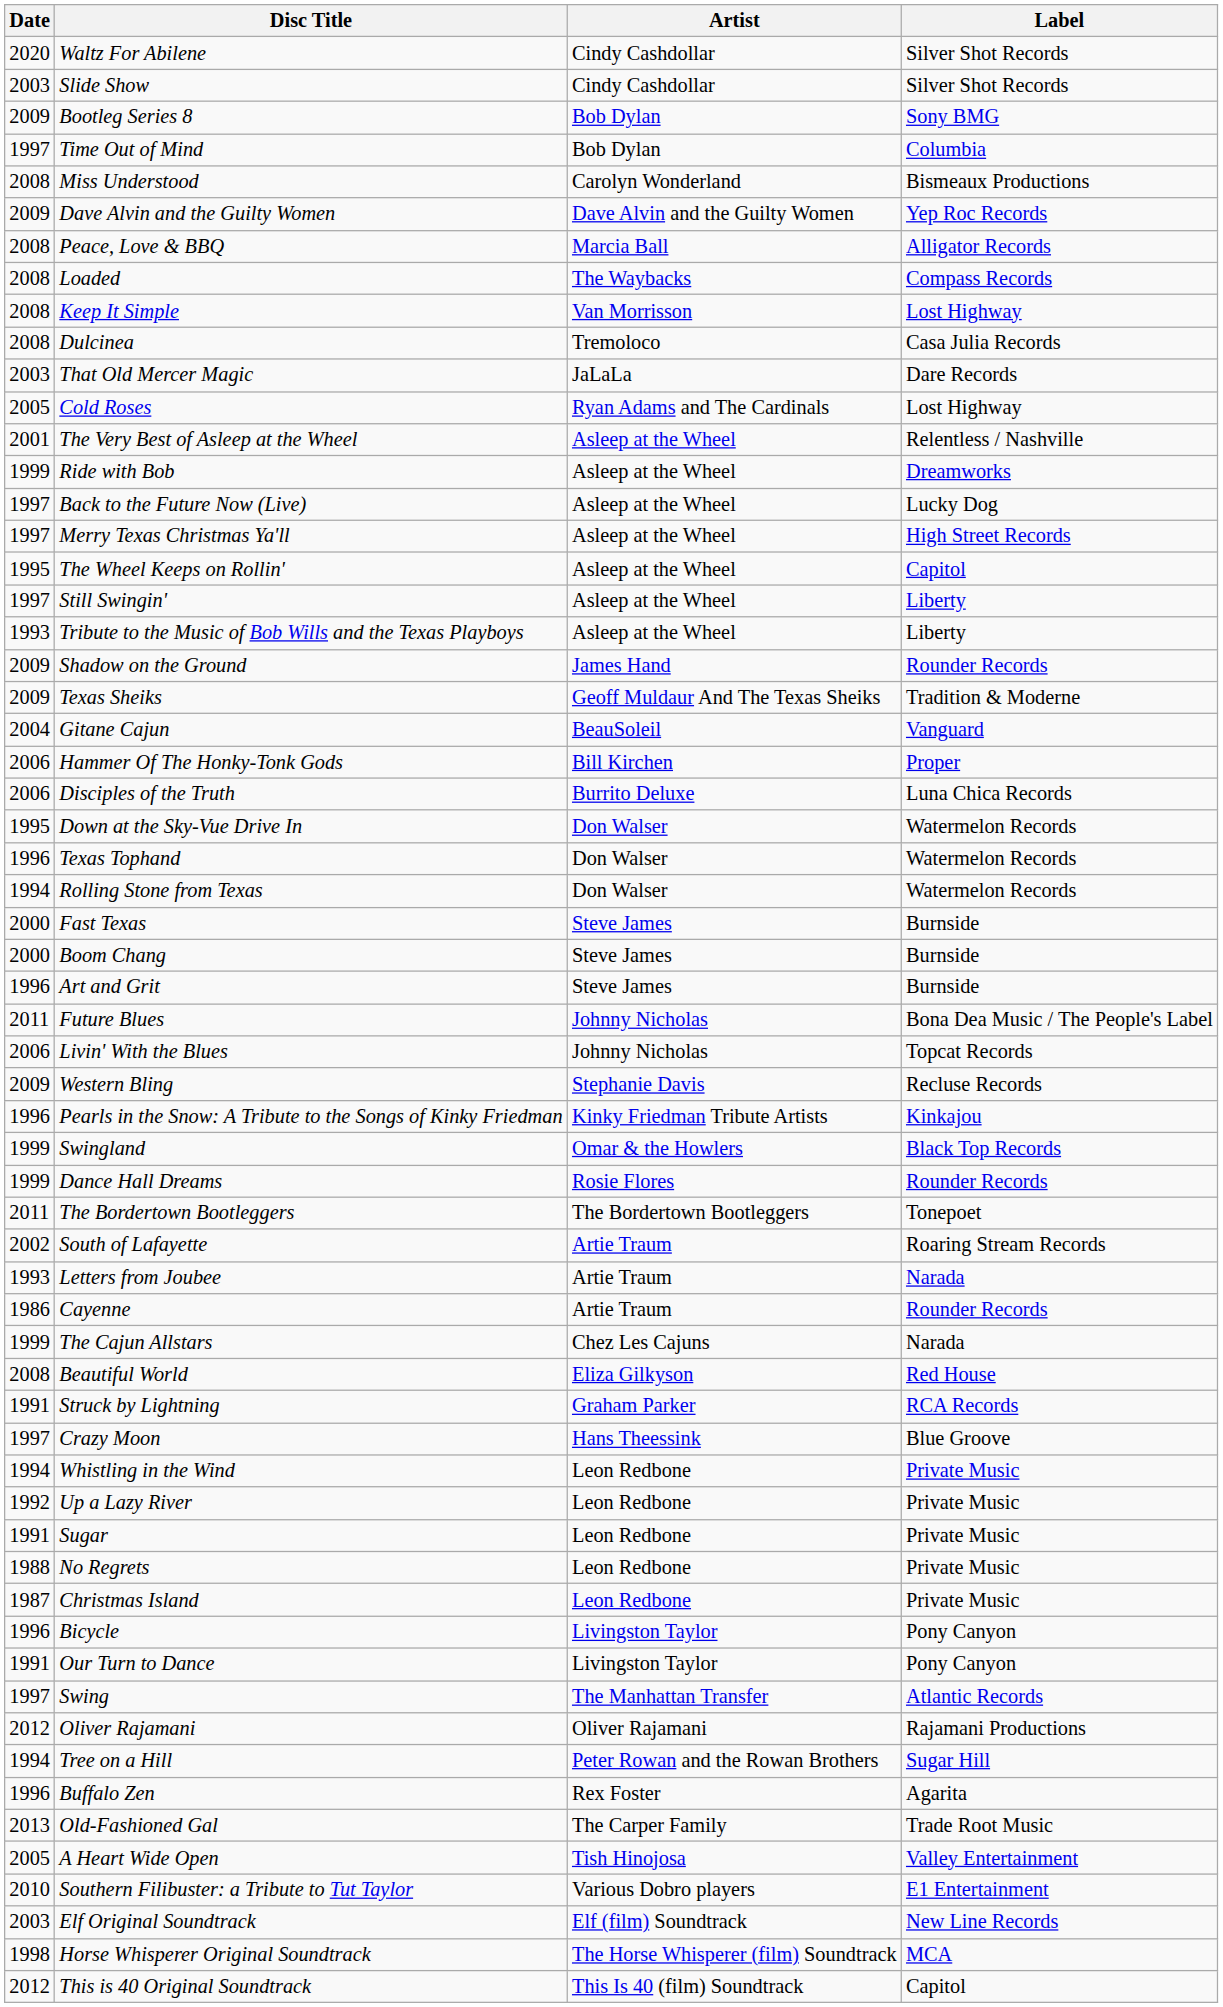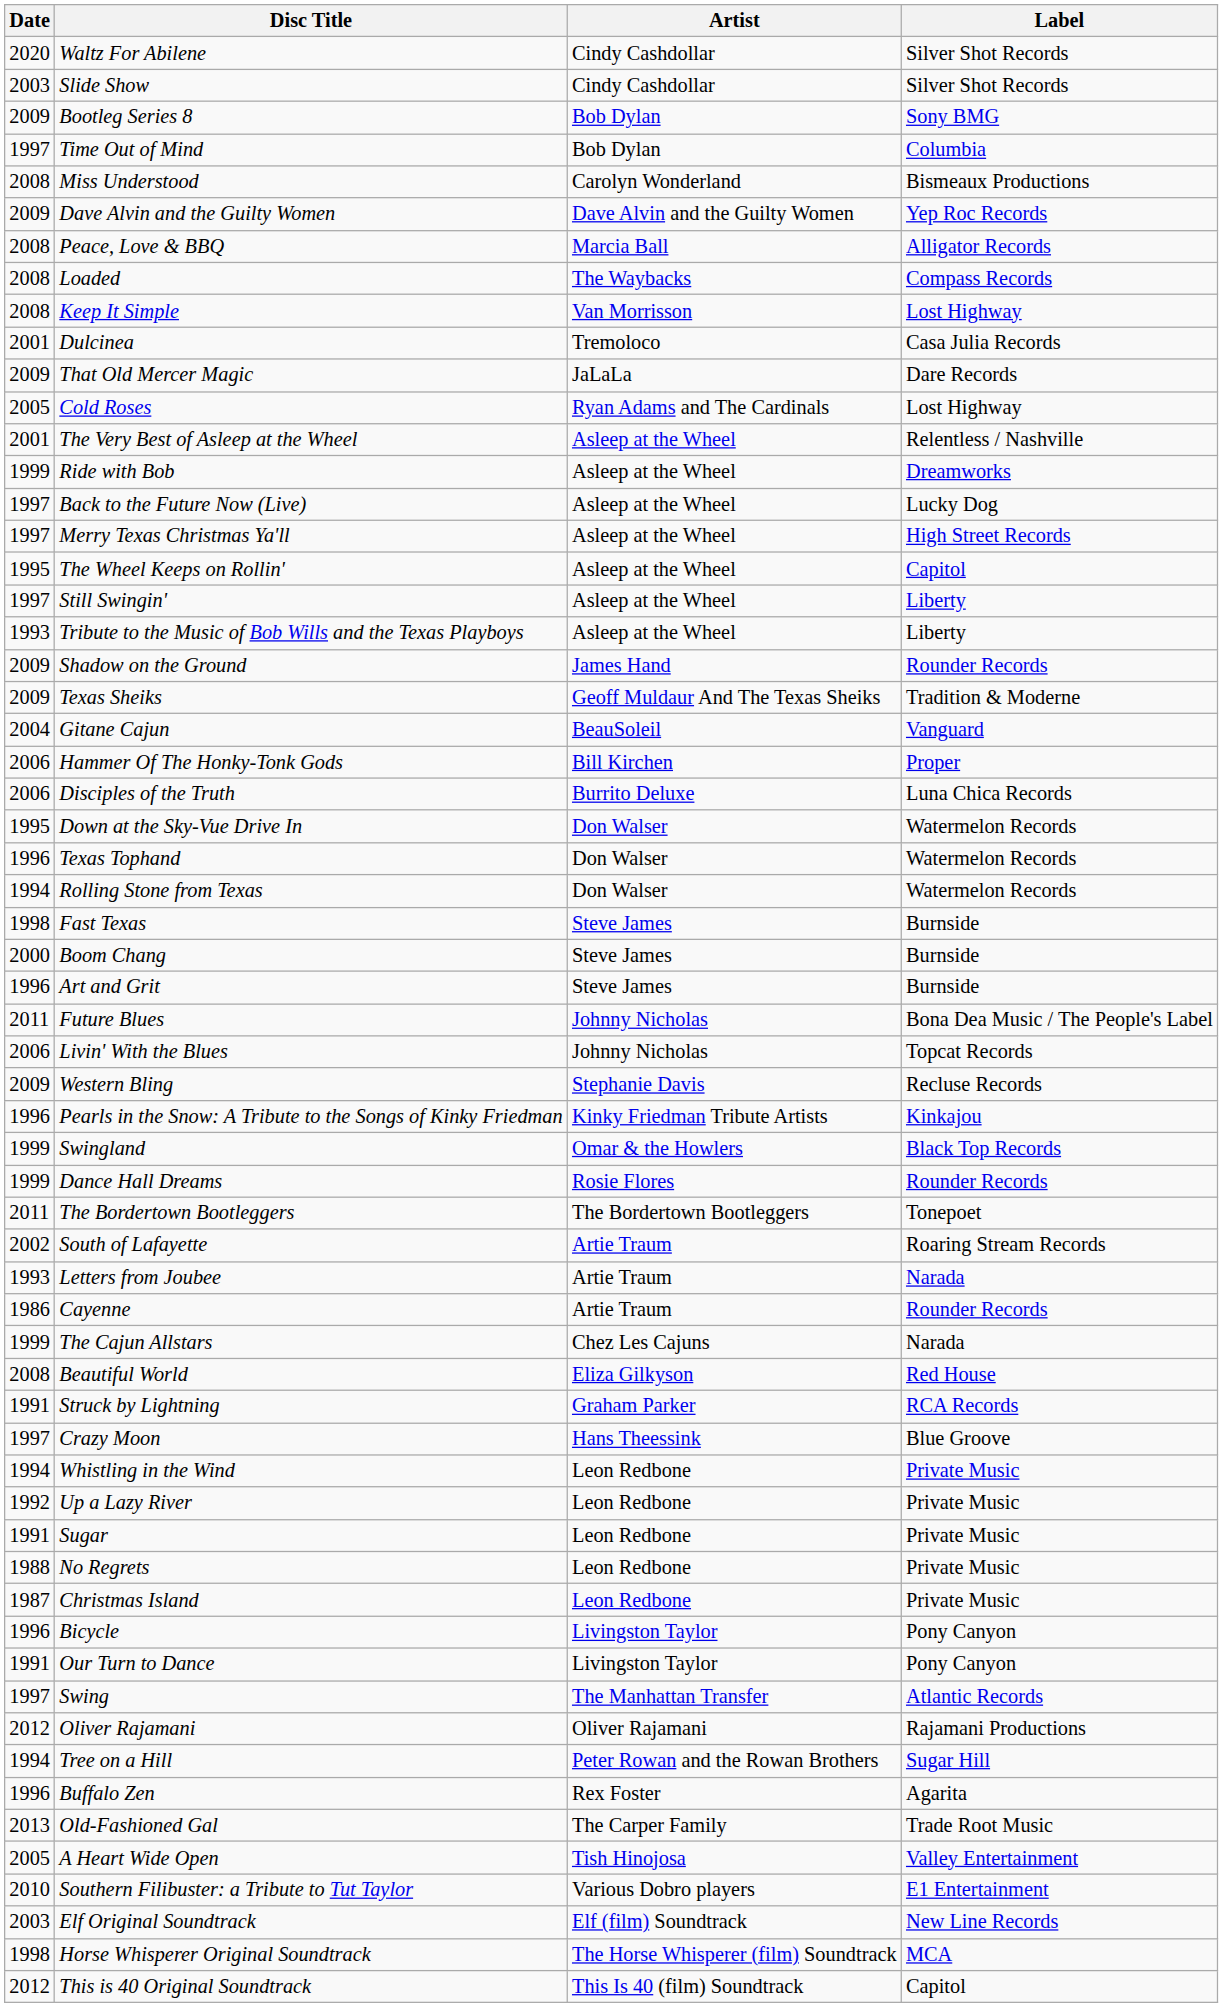(30, 342) 2008 -> (30, 342) 2001
(30, 375) 2003 -> (30, 375) 2009
(30, 922) 2000 -> (30, 922) 1998
